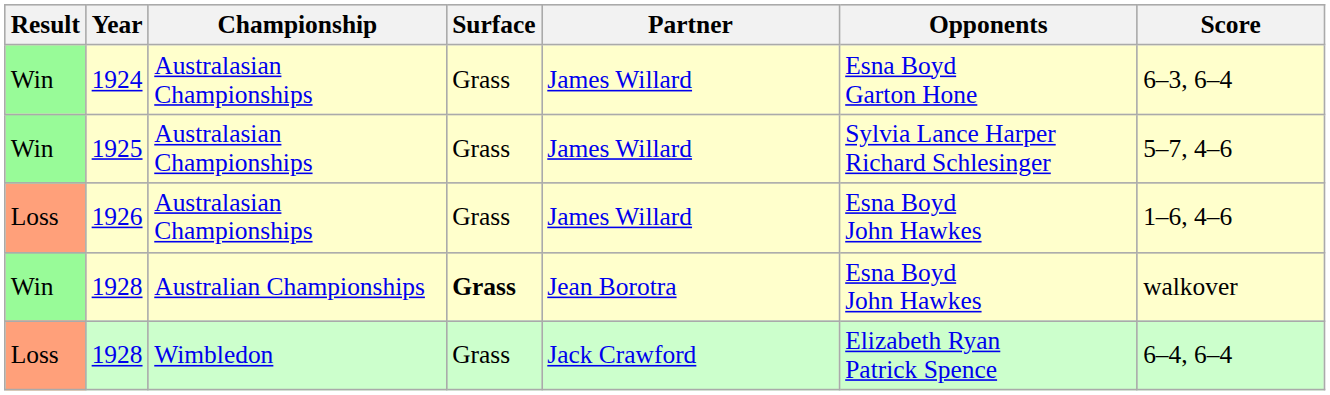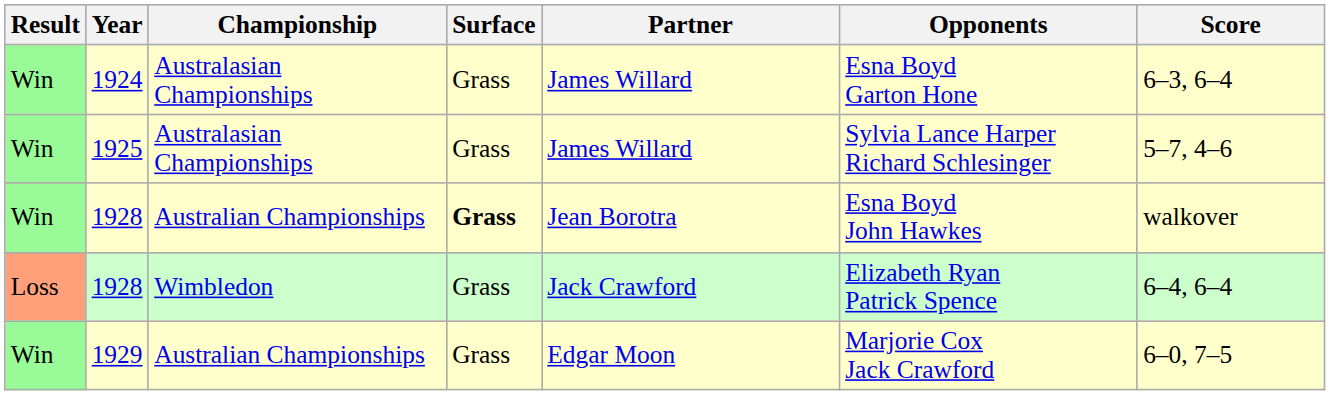- row: (117, 217)
+ row: (117, 355)
